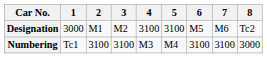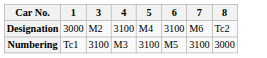- column: (99, 12)
(174, 28) 3100 -> (146, 28) M4
(196, 28) M5 -> (174, 28) 3100
(171, 45) M4 -> (149, 45) 3100
(199, 45) 3100 -> (171, 45) M5
